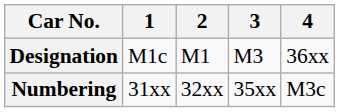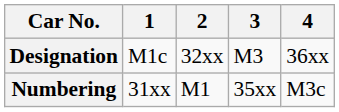(196, 55) M1 -> (202, 55) 32xx
(202, 89) 32xx -> (196, 89) M1
